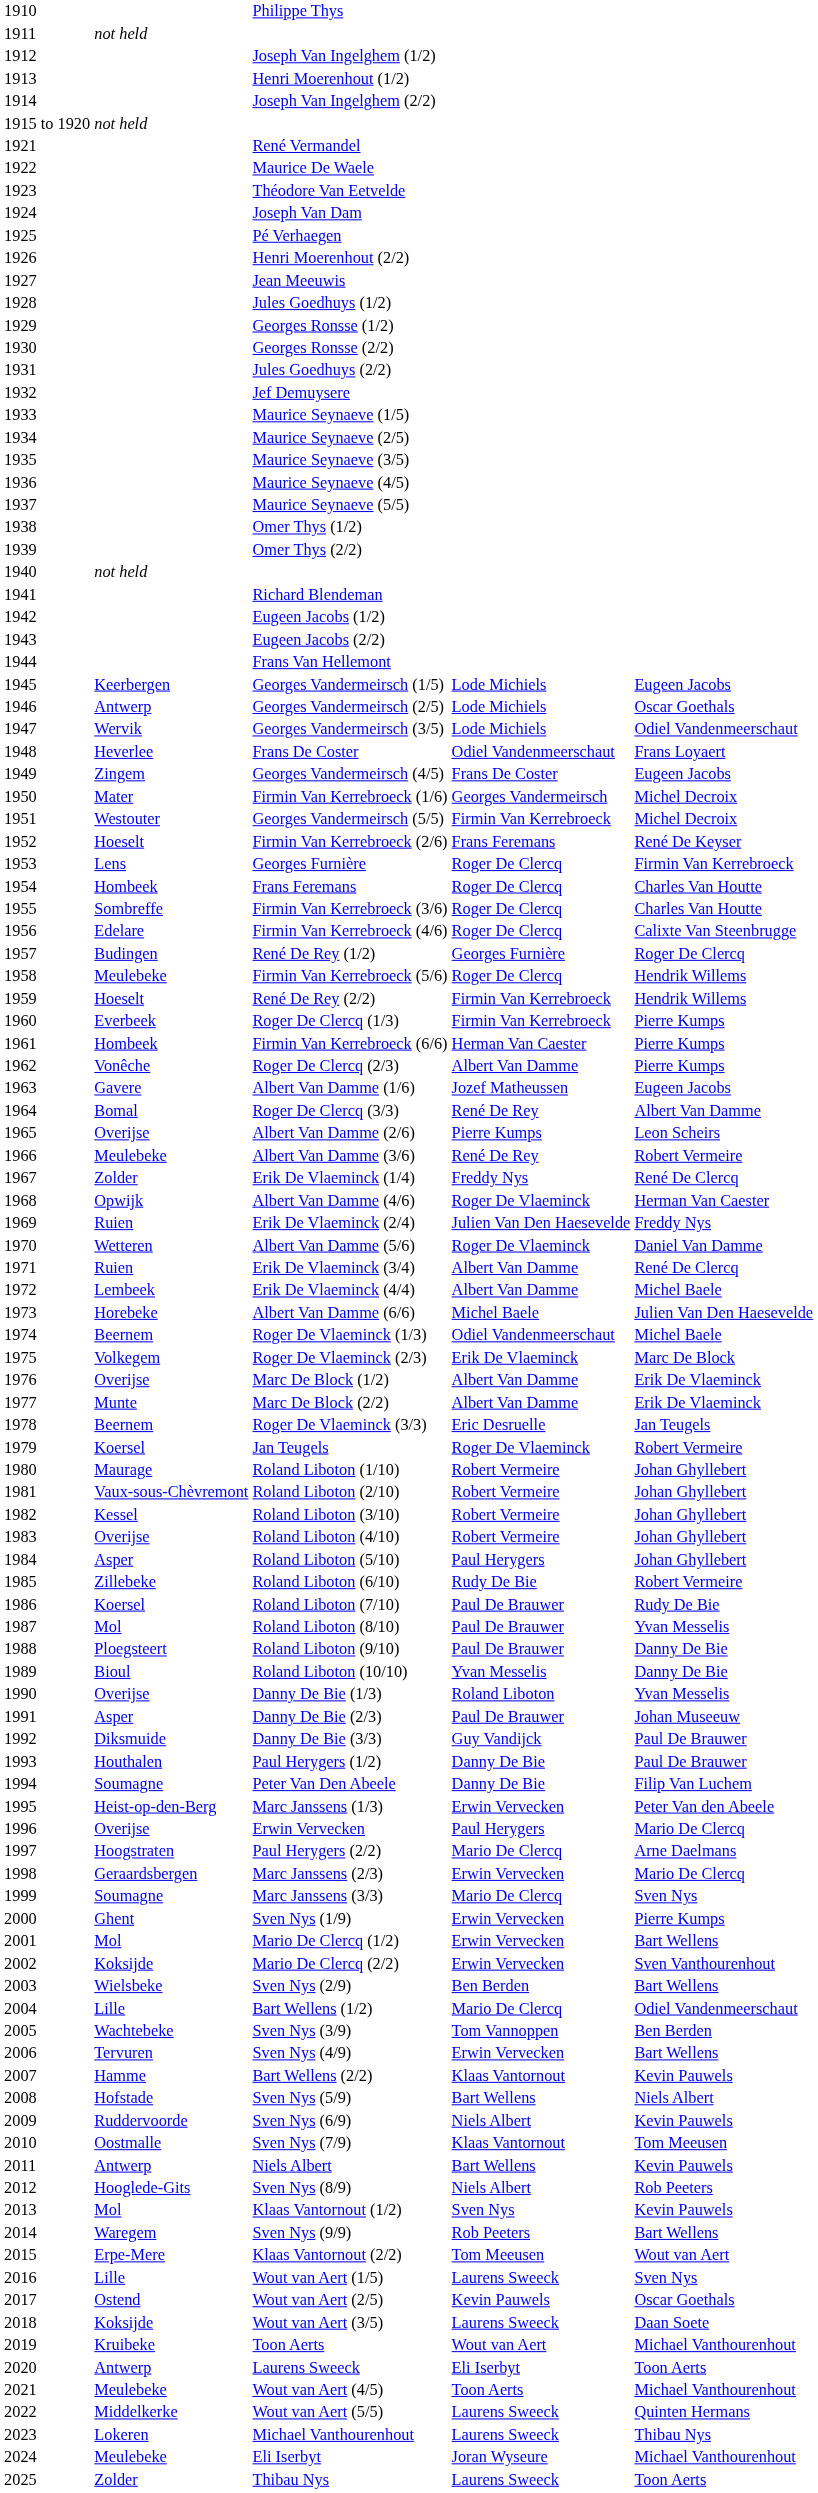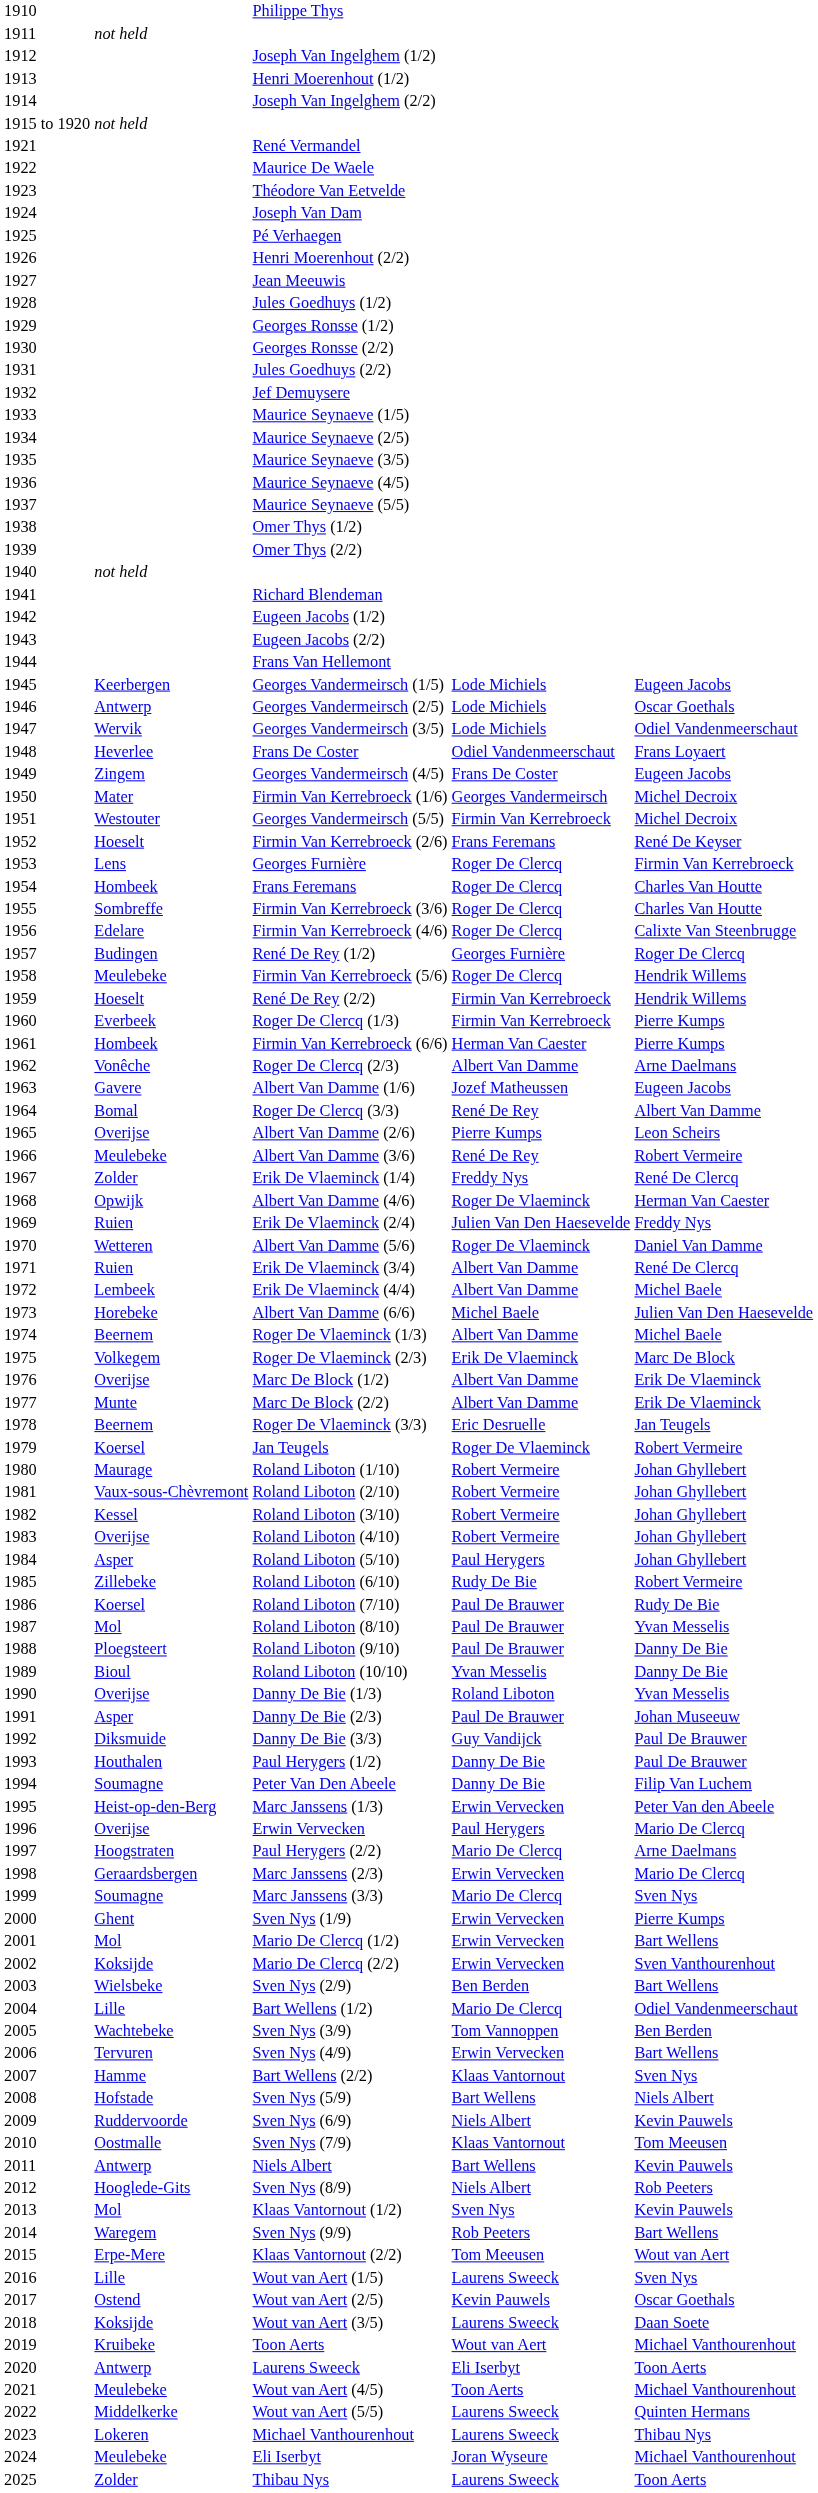(679, 1065) Pierre Kumps -> (685, 1065) Arne Daelmans
(533, 1335) Odiel Vandenmeerschaut -> (515, 1335) Albert Van Damme
(684, 2075) Kevin Pauwels -> (666, 2075) Sven Nys
